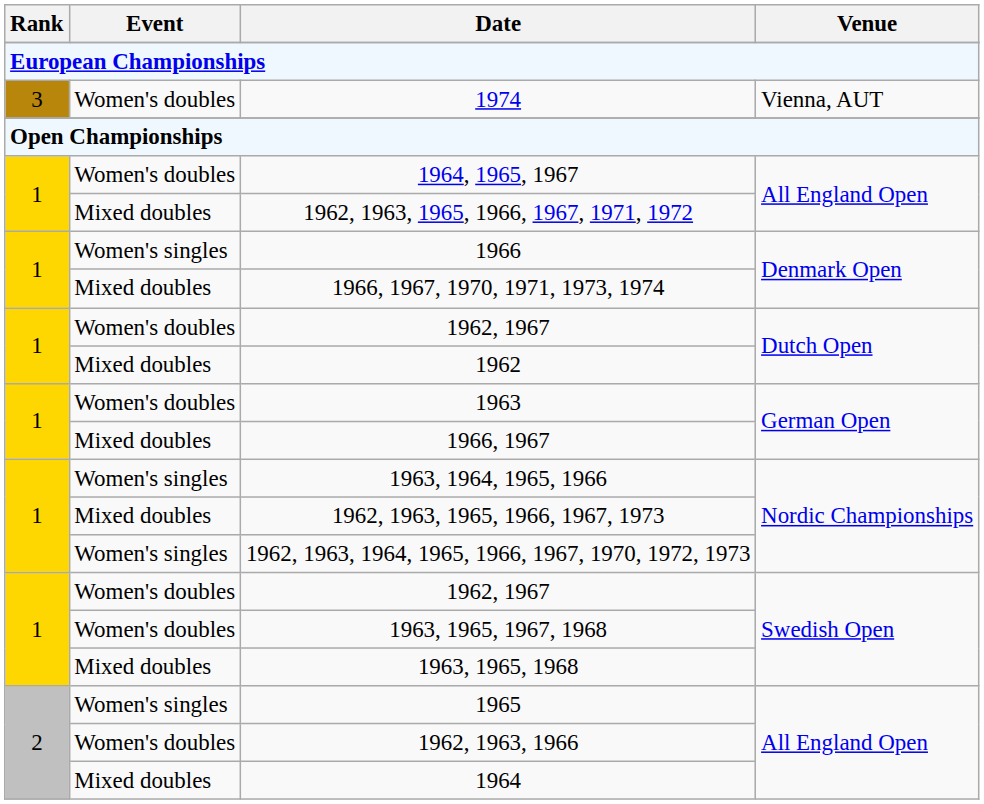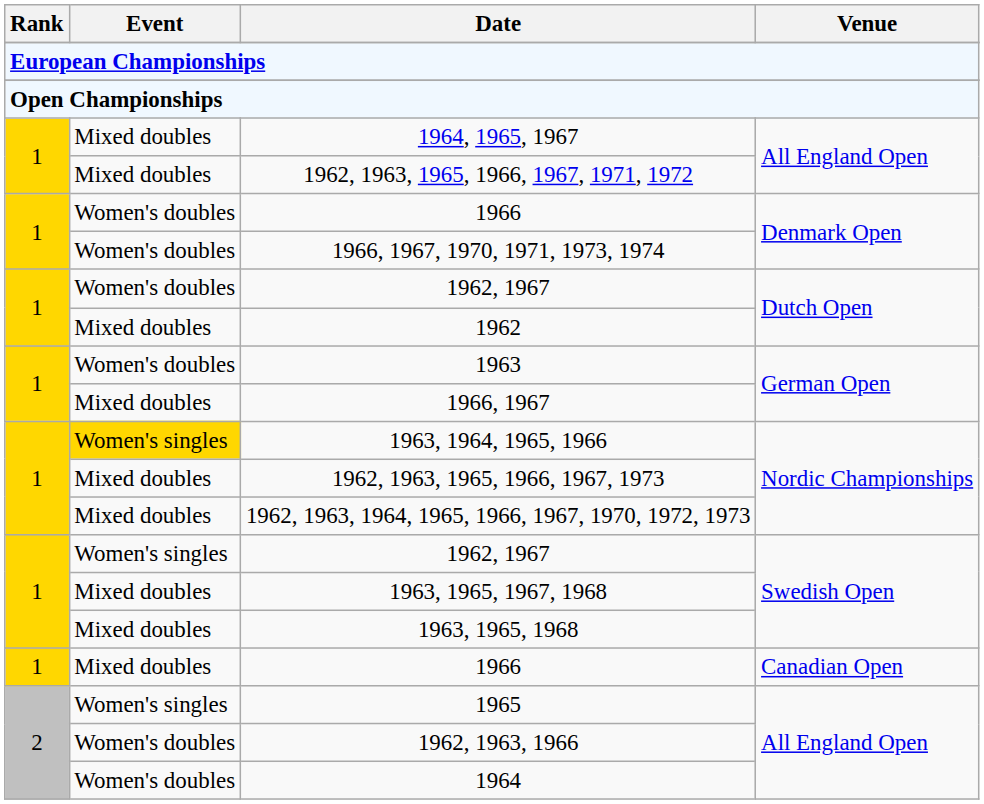- row: (498, 99)
(155, 174) Women's doubles -> (143, 137) Mixed doubles
(151, 250) Women's singles -> (155, 212) Women's doubles
(143, 288) Mixed doubles -> (155, 250) Women's doubles
(151, 477) no background -> (151, 439) gold background
(151, 553) Women's singles -> (143, 515) Mixed doubles
(155, 591) Women's doubles -> (151, 553) Women's singles
(155, 629) Women's doubles -> (143, 591) Mixed doubles
+ row: (498, 666)
(143, 780) Mixed doubles -> (155, 780) Women's doubles
